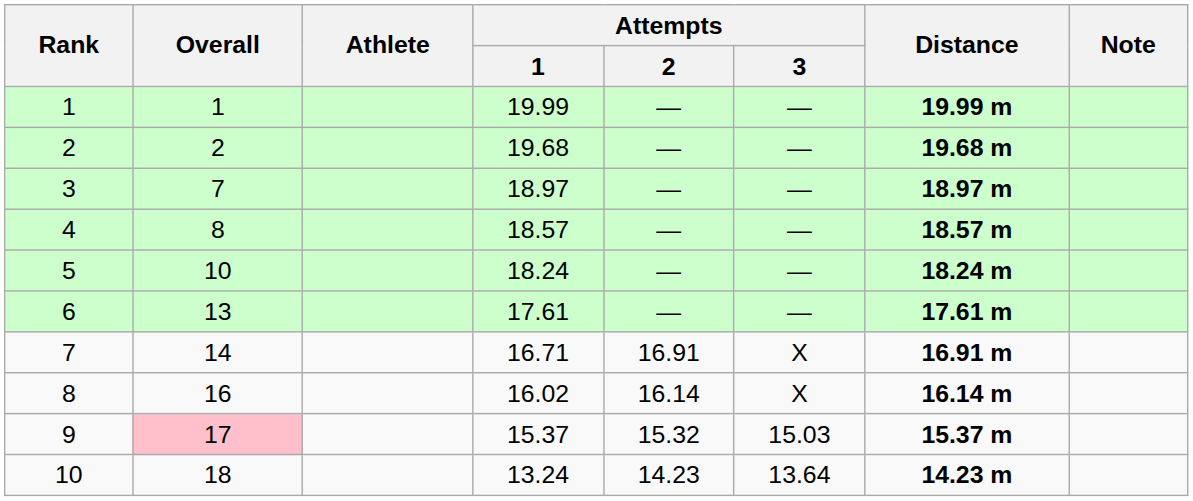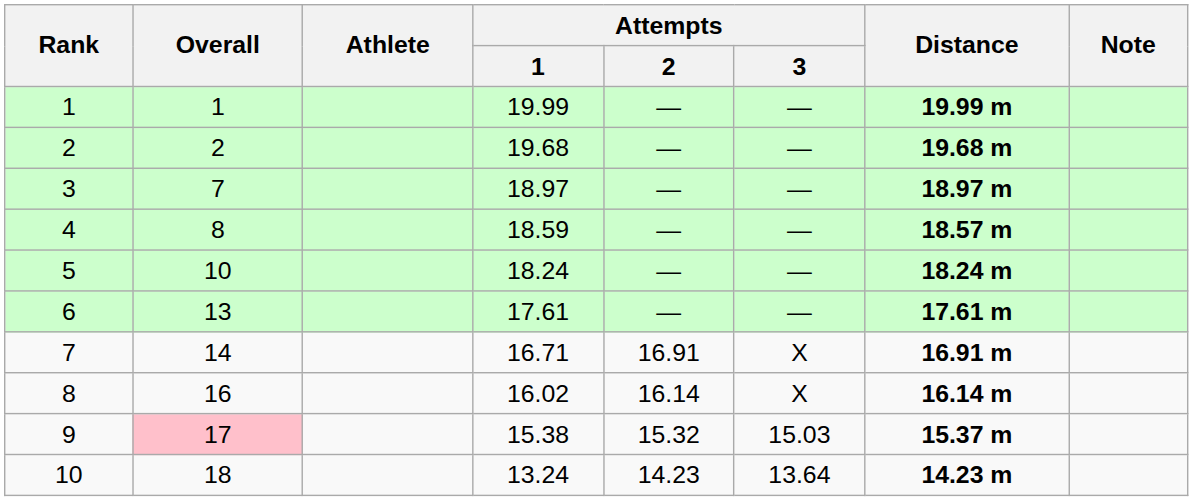(538, 229) 18.57 -> (538, 229) 18.59
(538, 433) 15.37 -> (538, 433) 15.38
